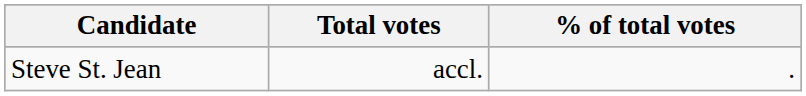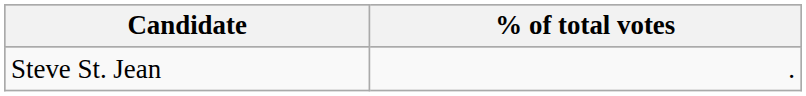- column: (379, 25)
